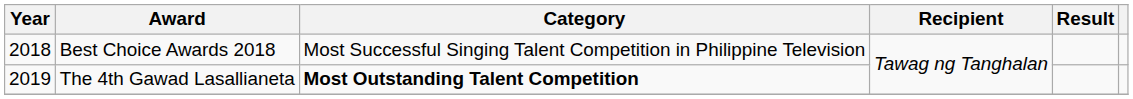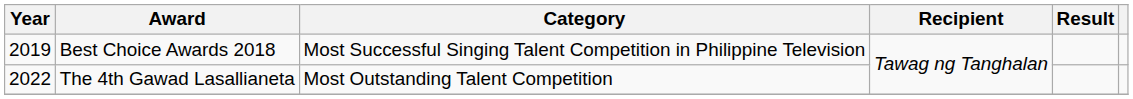(30, 49) 2018 -> (30, 49) 2019
(30, 79) 2019 -> (30, 79) 2022
(471, 79) bold -> (458, 79) normal
